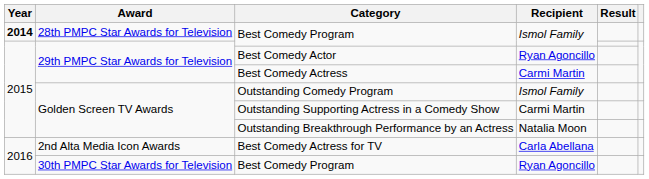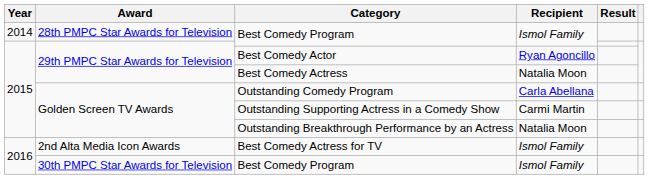(20, 31) bold -> (20, 31) normal
(552, 73) Carmi Martin -> (553, 73) Natalia Moon
(551, 92) Ismol Family -> (556, 92) Carla Abellana
(556, 146) Carla Abellana -> (551, 146) Ismol Family
(557, 165) Ryan Agoncillo -> (551, 165) Ismol Family
